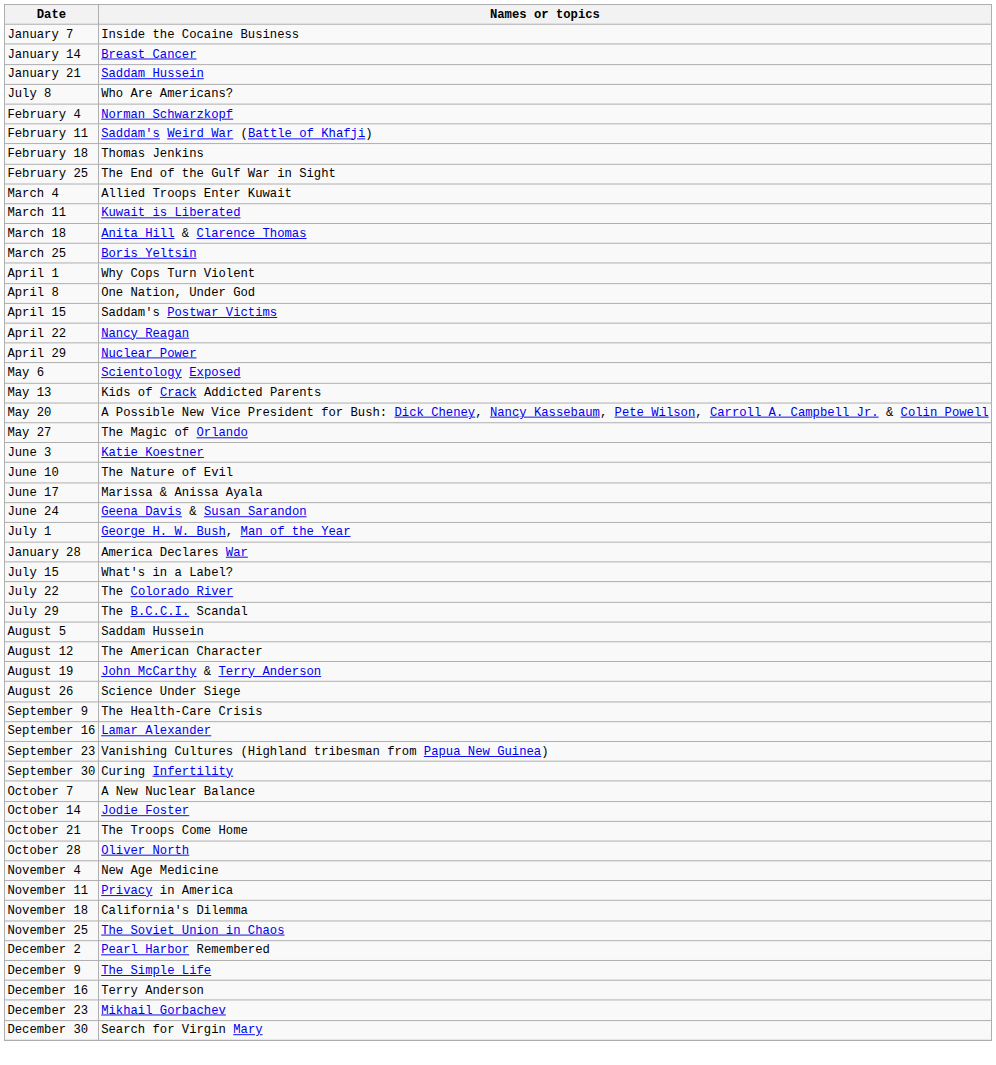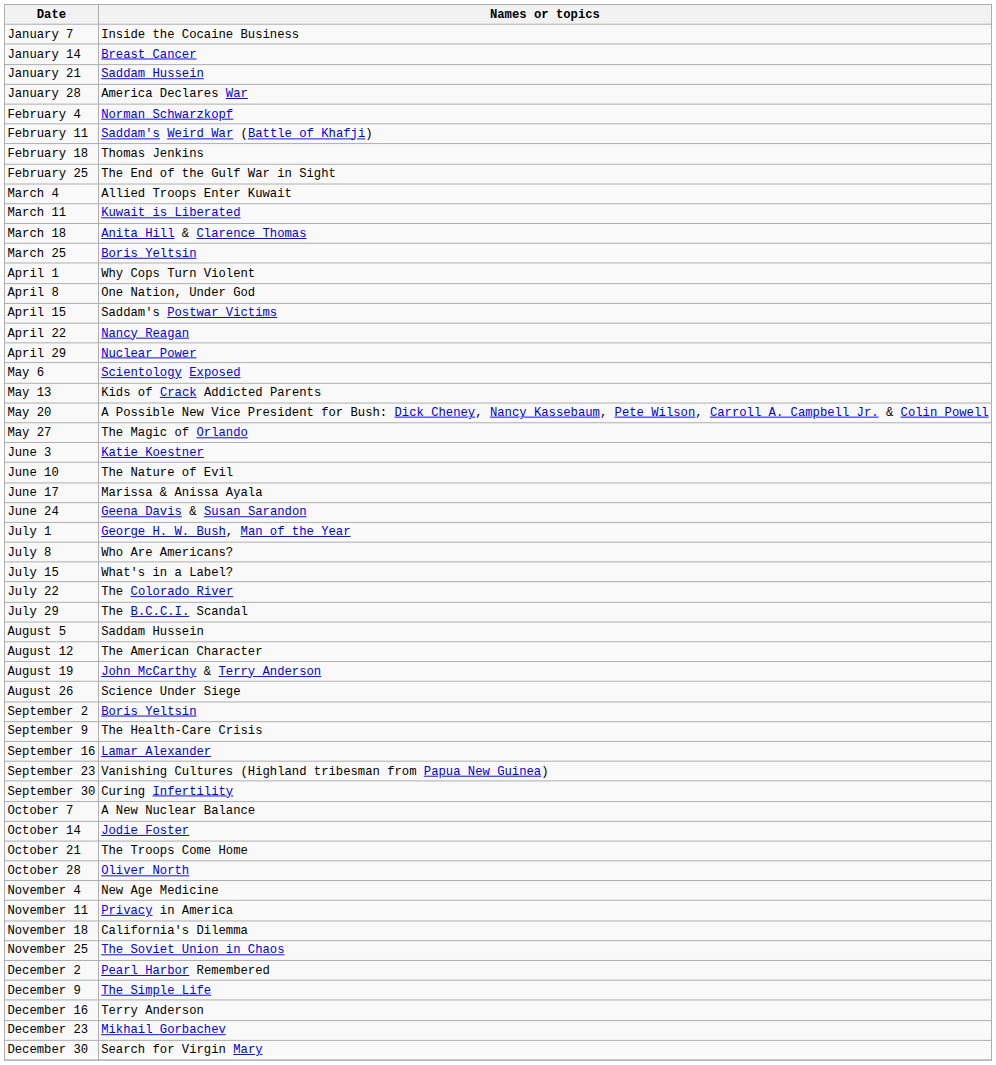rows swapped: (44, 552) <-> (29, 94)
+ row: (48, 711)
